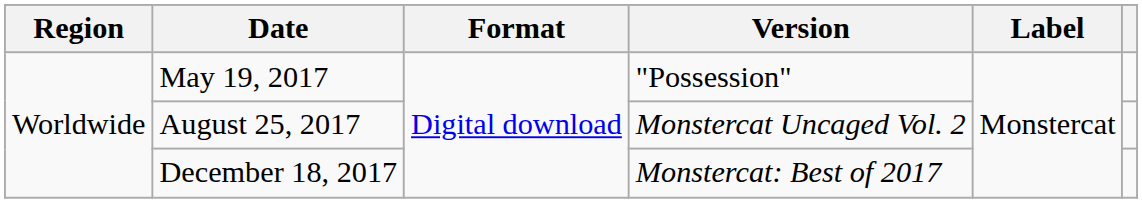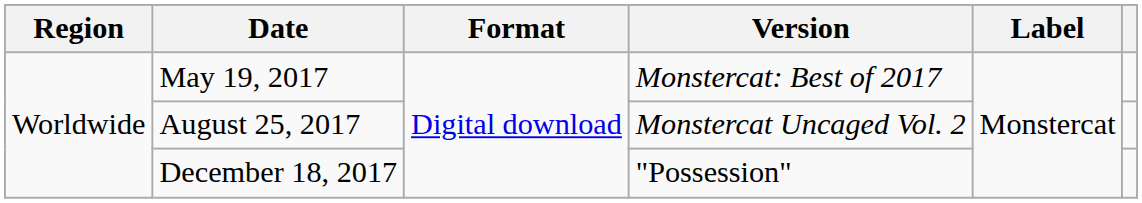(714, 76) "Possession" -> (789, 76) Monstercat: Best of 2017
(789, 172) Monstercat: Best of 2017 -> (714, 172) "Possession"
